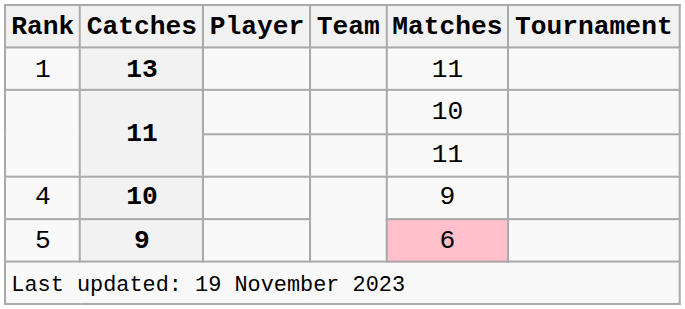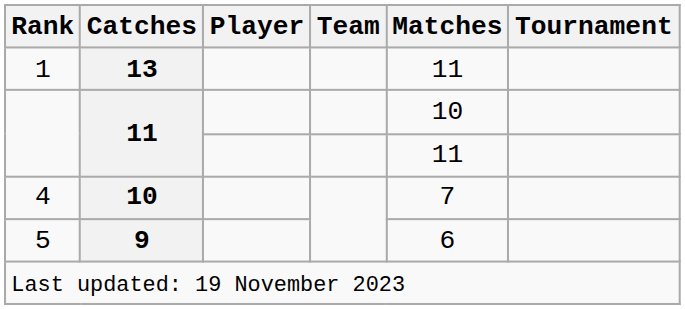(447, 198) 9 -> (447, 198) 7
(447, 240) pink background -> (447, 240) no background
